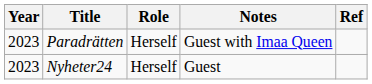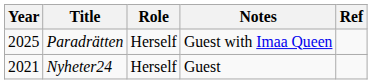(24, 41) 2023 -> (24, 41) 2025
(24, 66) 2023 -> (24, 66) 2021
